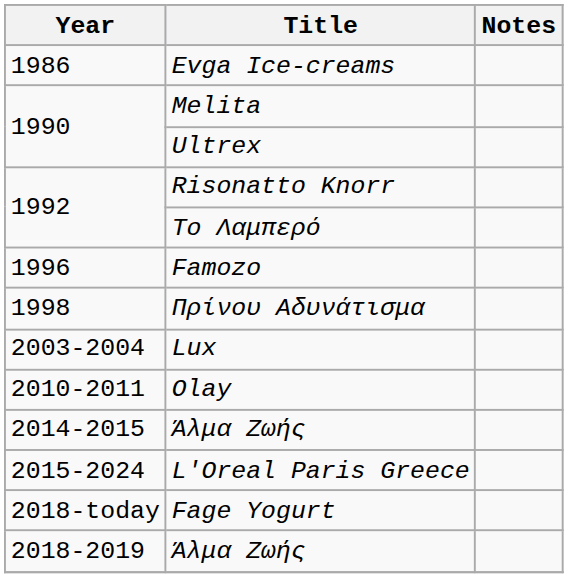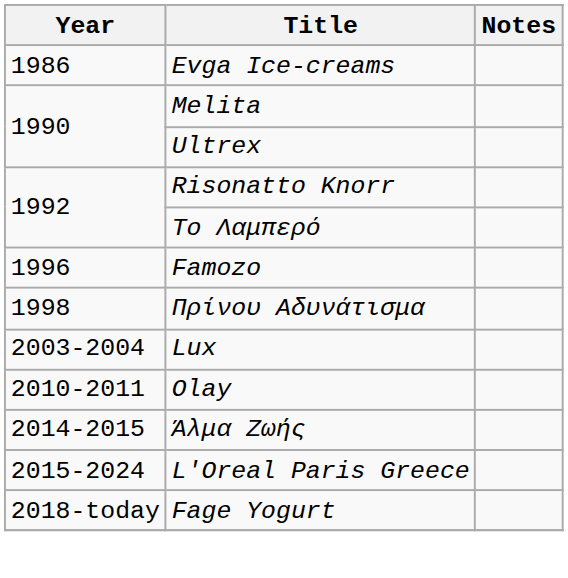- row: (78, 551)
